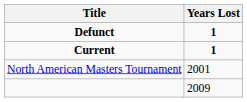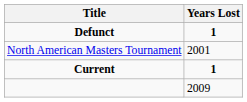rows swapped: (94, 69) <-> (94, 50)
